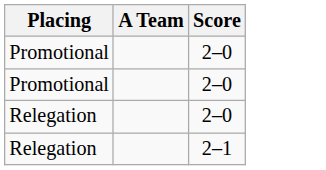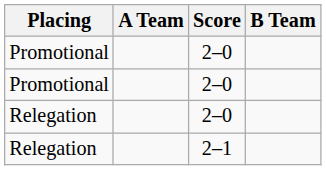+ column: (283, 20)
